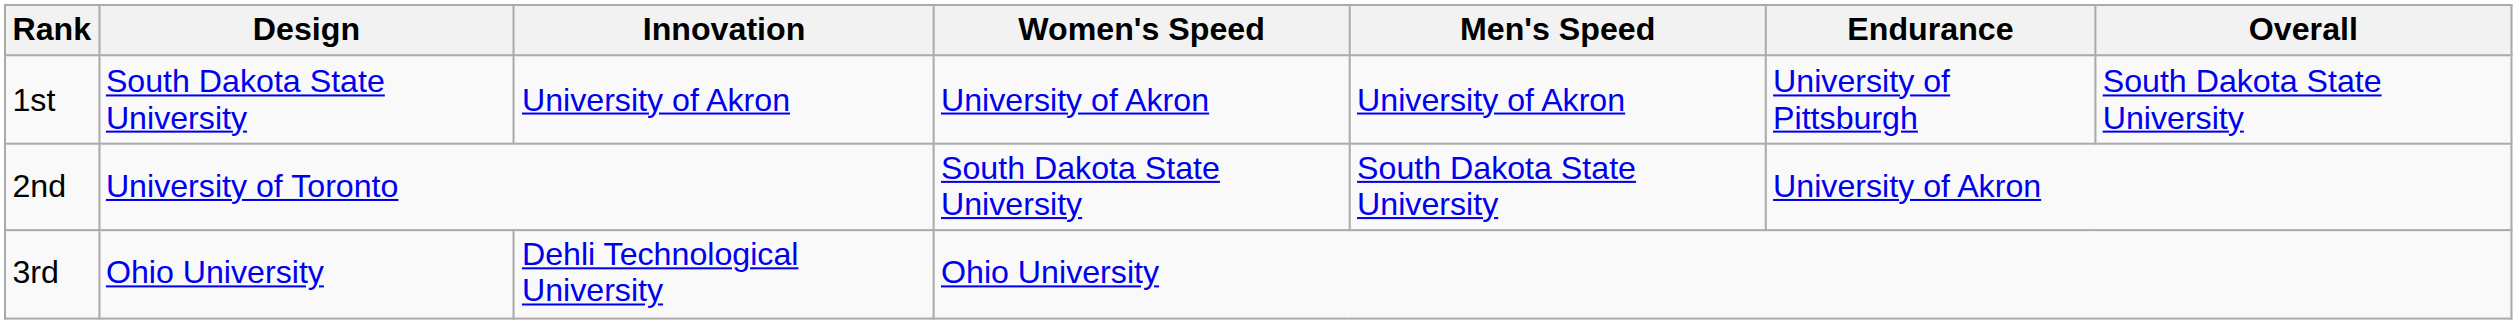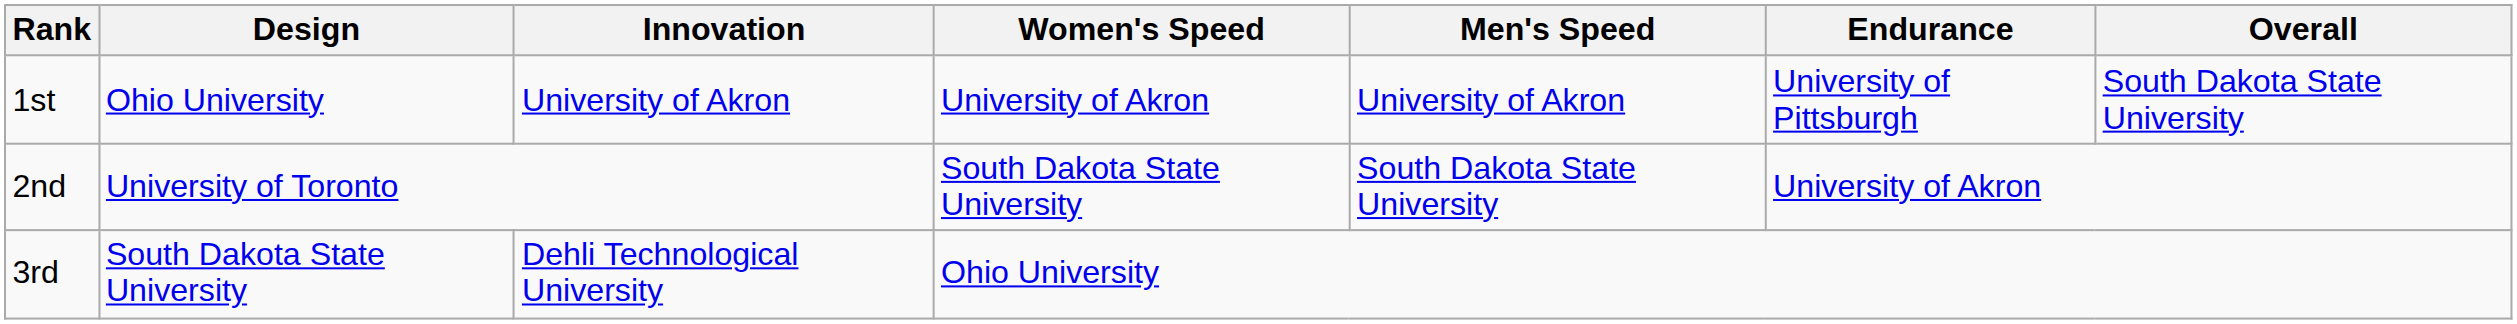(245, 99) South Dakota State University -> (215, 99) Ohio University
(215, 273) Ohio University -> (245, 273) South Dakota State University
